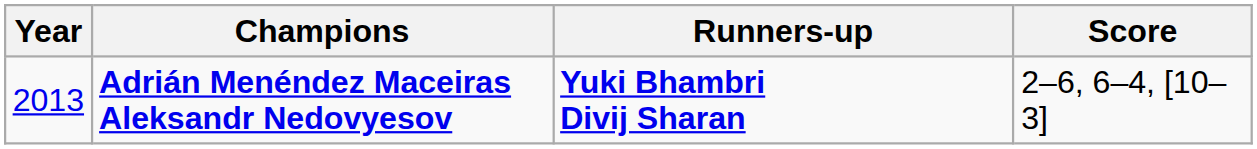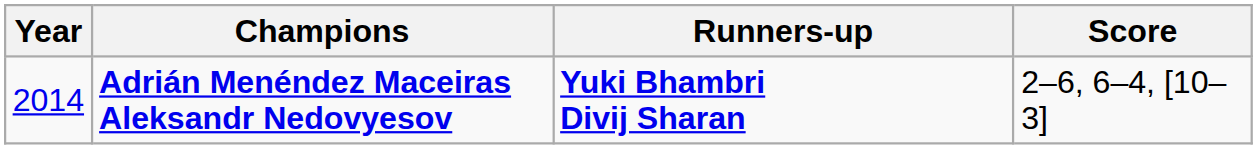(48, 99) 2013 -> (48, 99) 2014
